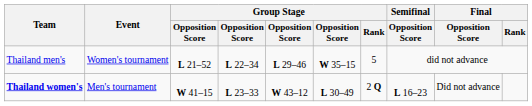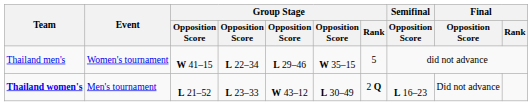(195, 65) L 21–52 -> (195, 65) W 41–15
(195, 93) W 41–15 -> (195, 93) L 21–52
